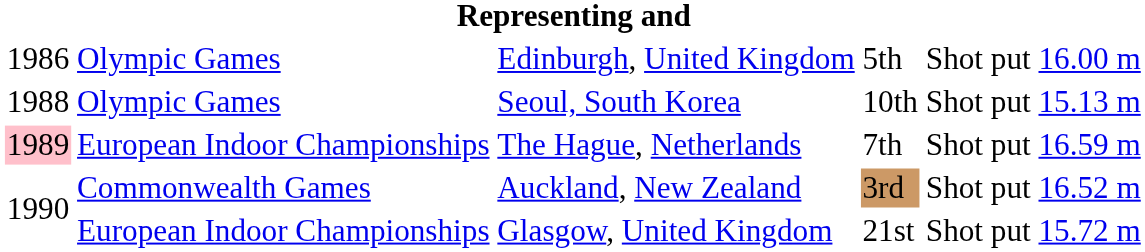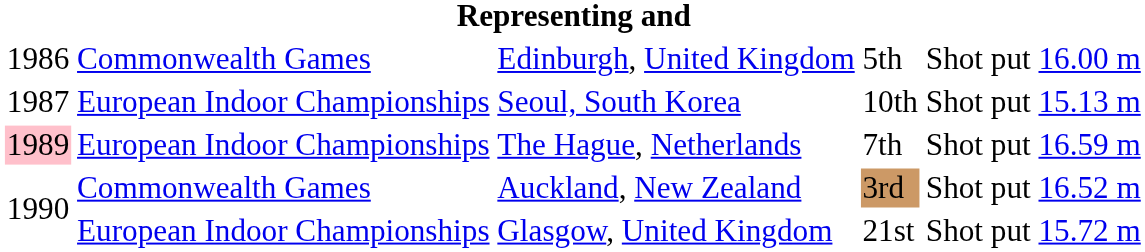(179, 58) Olympic Games -> (224, 58) Commonwealth Games
(38, 101) 1988 -> (38, 101) 1987
(179, 101) Olympic Games -> (283, 101) European Indoor Championships
